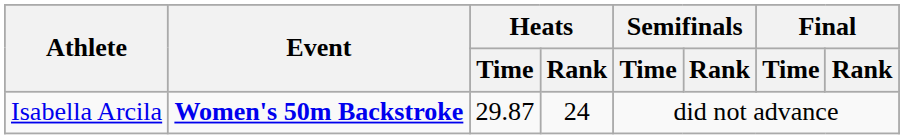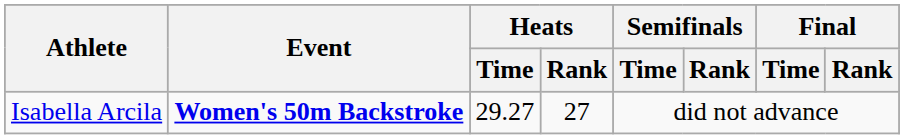(505, 112) 29.87 -> (505, 112) 29.27
(577, 112) 24 -> (577, 112) 27
